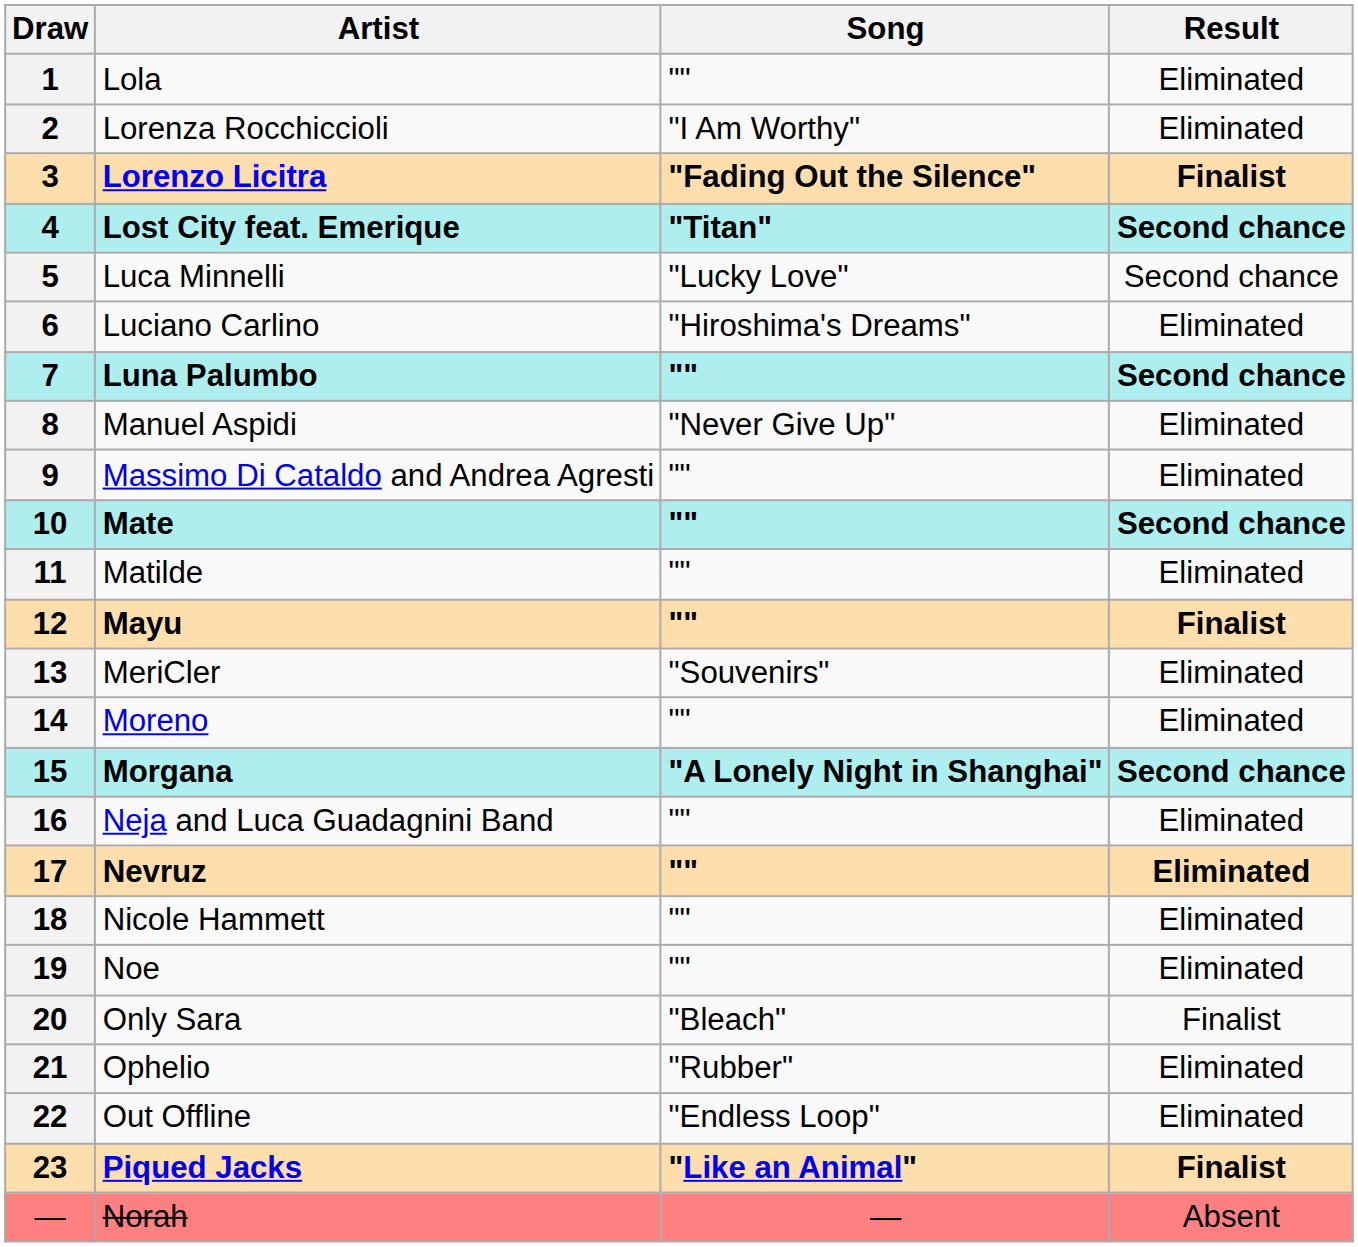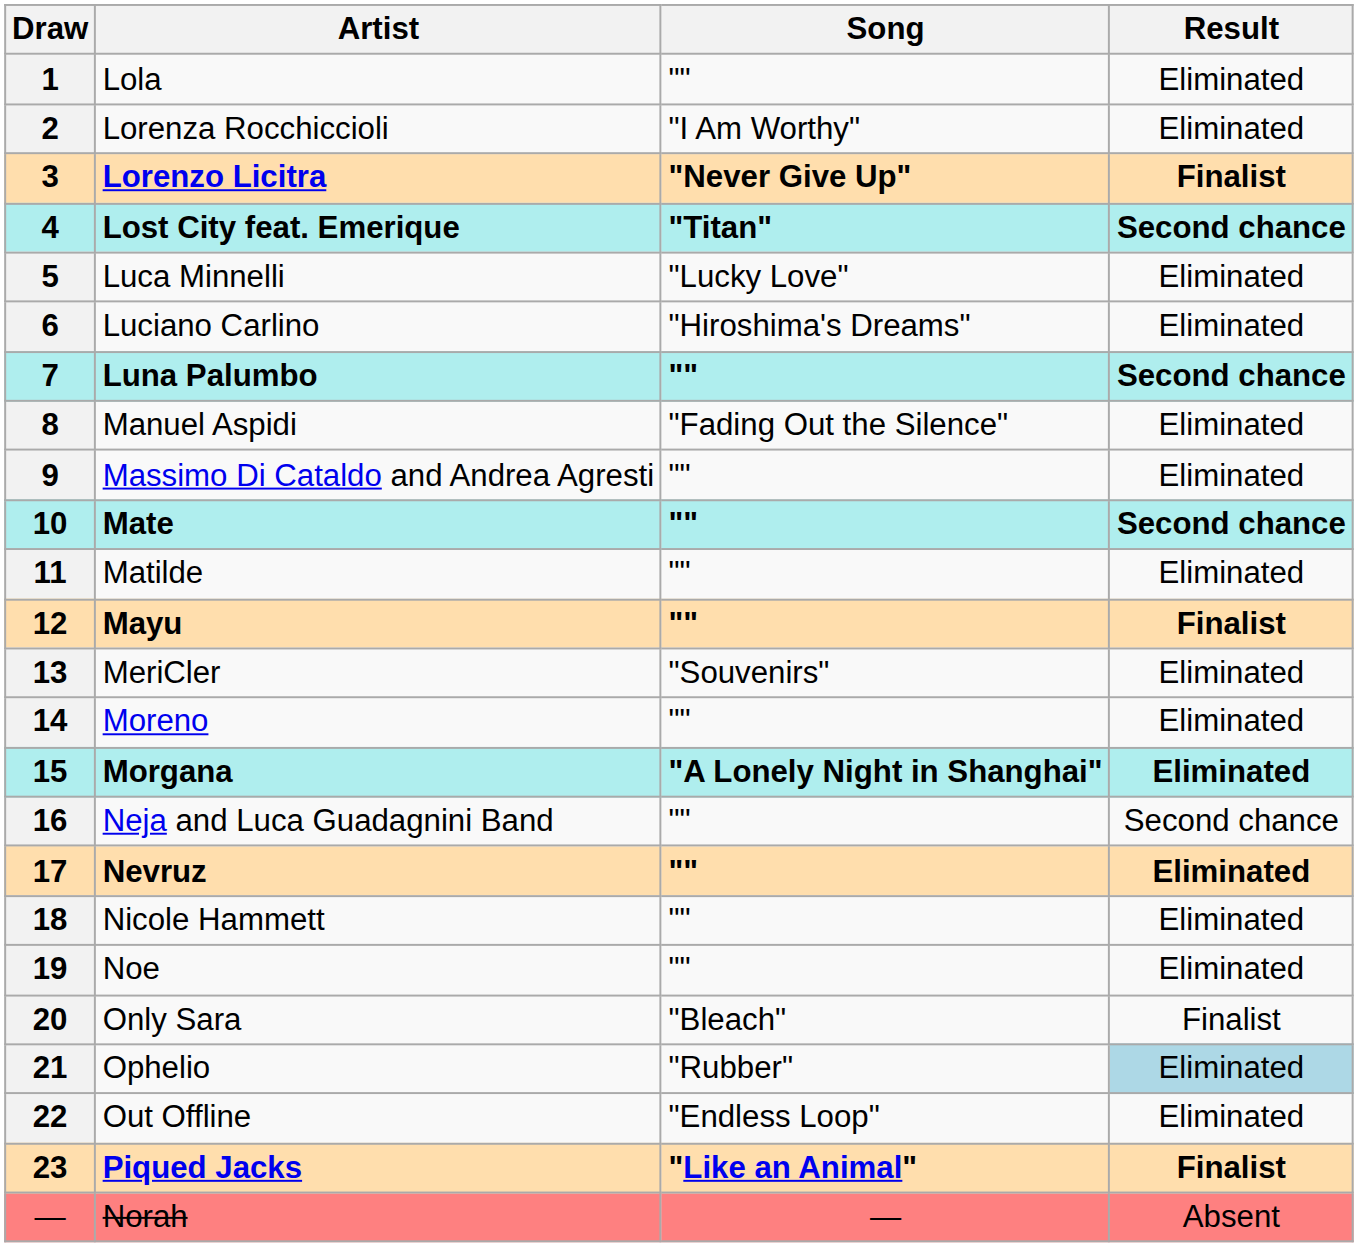(852, 177) "Fading Out the Silence" -> (790, 177) "Never Give Up"
(1231, 276) Second chance -> (1231, 276) Eliminated
(782, 425) "Never Give Up" -> (838, 425) "Fading Out the Silence"
(1231, 771) Second chance -> (1231, 771) Eliminated
(1231, 820) Eliminated -> (1231, 820) Second chance
(1231, 1068) no background -> (1231, 1068) lightblue background
